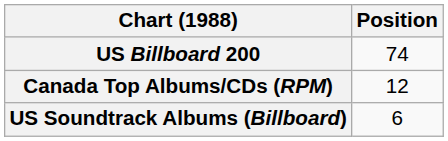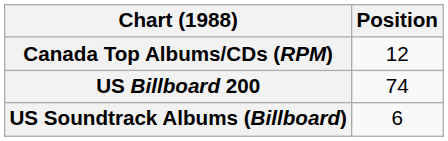rows swapped: (178, 86) <-> (178, 53)
